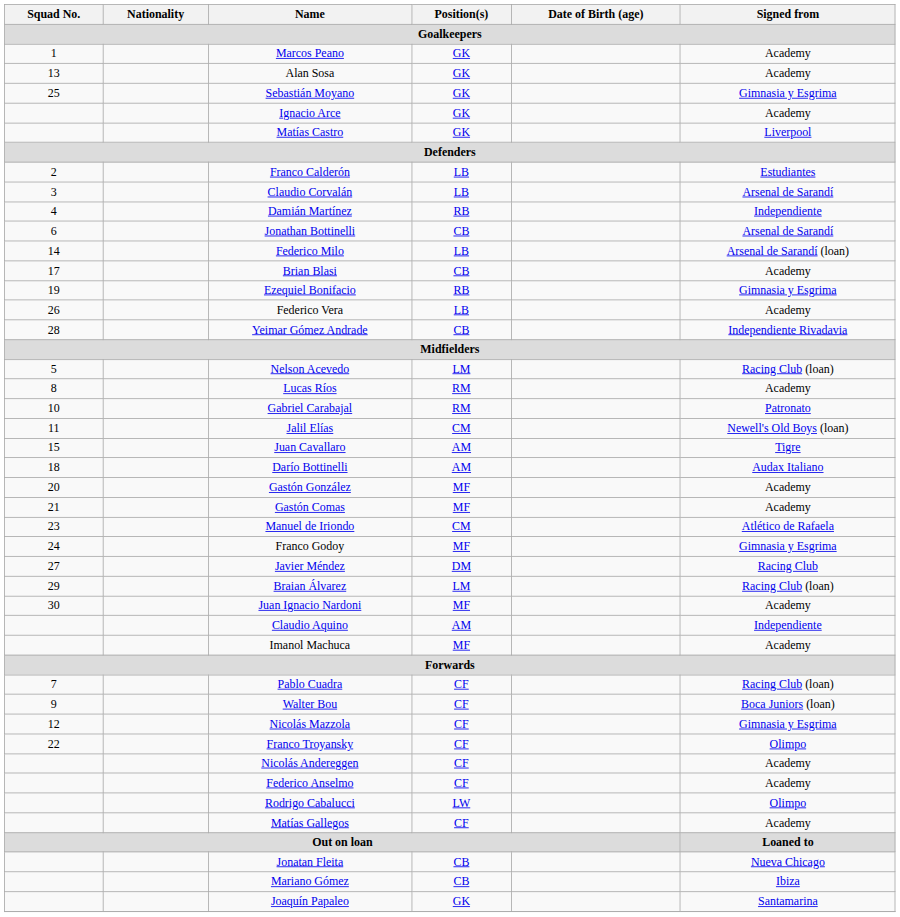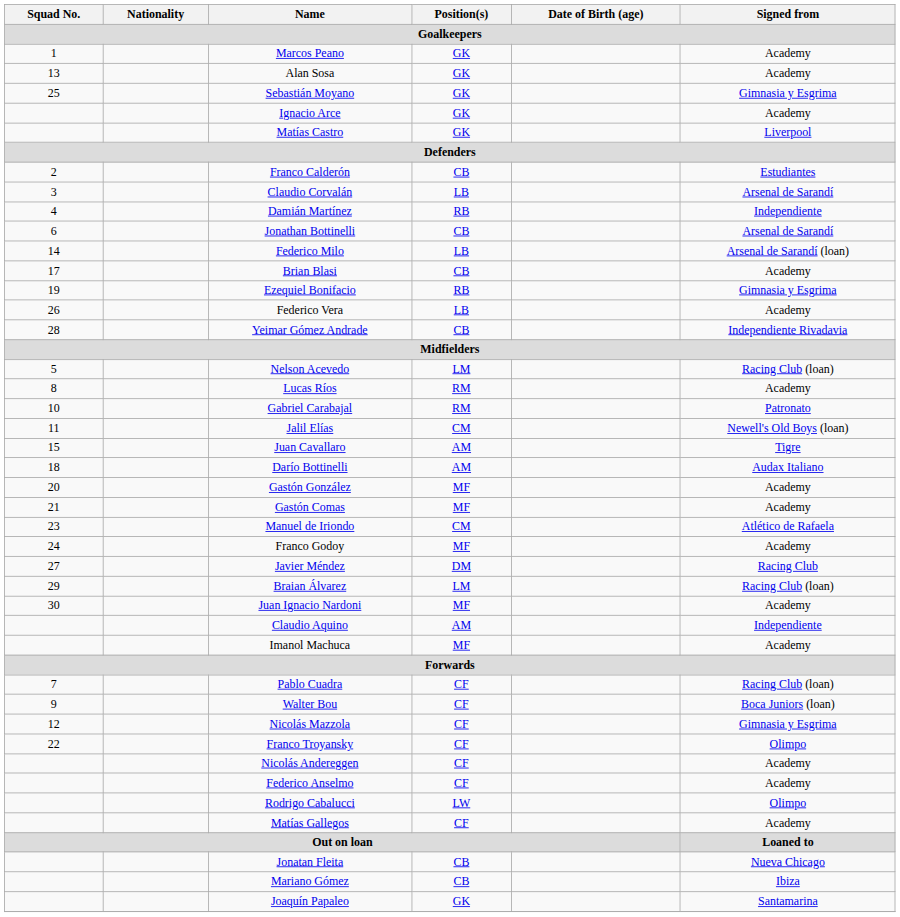(461, 172) LB -> (461, 172) CB
(788, 546) Gimnasia y Esgrima -> (788, 546) Academy
